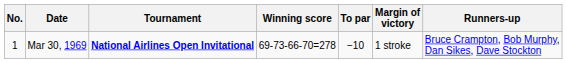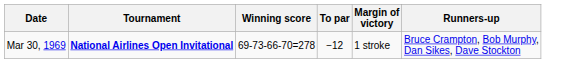- column: (15, 18)
(355, 45) −10 -> (335, 45) −12
